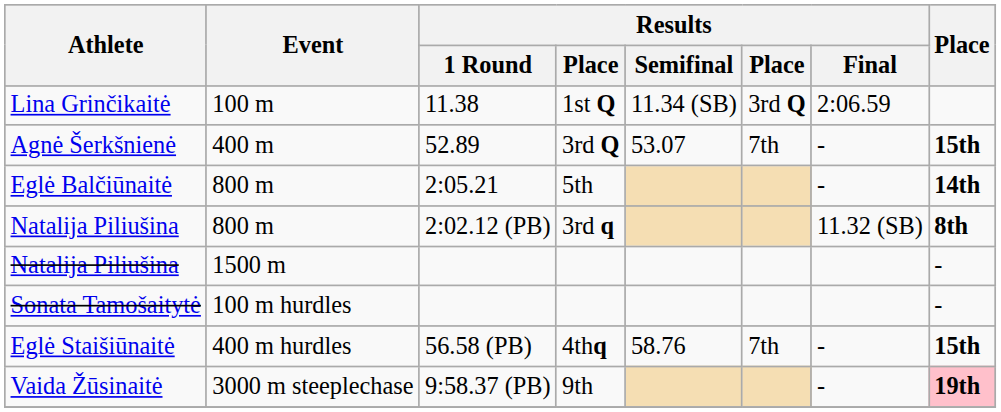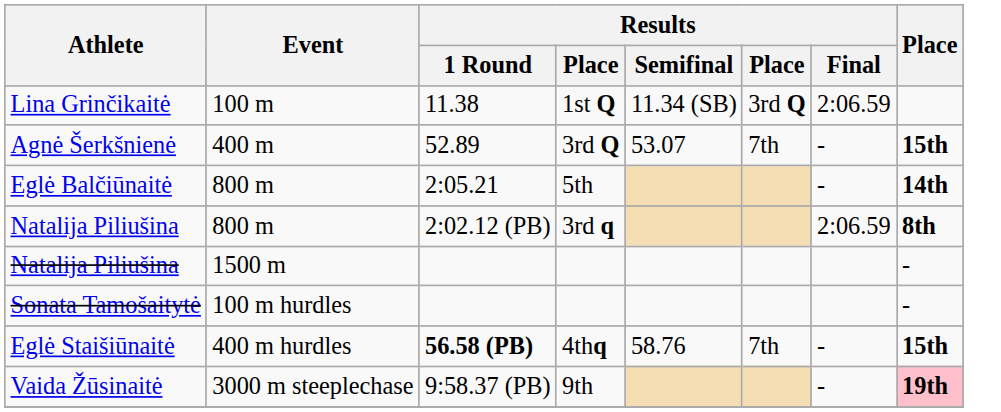(870, 225) 11.32 (SB) -> (854, 225) 2:06.59
(478, 346) normal -> (479, 346) bold
